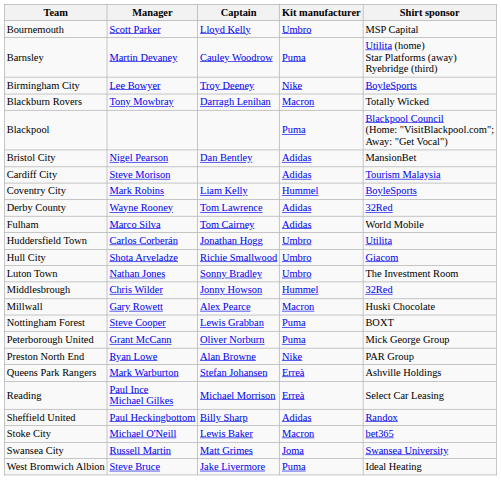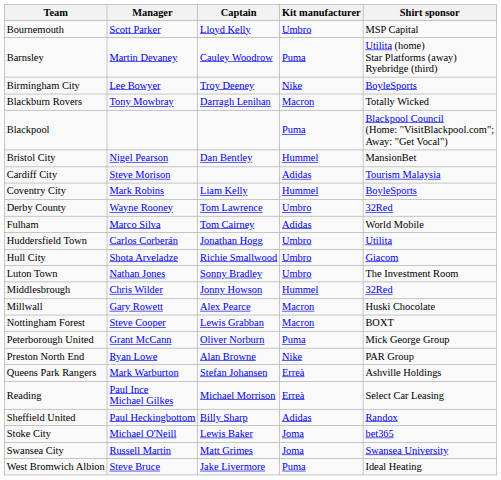(297, 158) Adidas -> (300, 158) Hummel
(297, 207) Adidas -> (297, 207) Umbro
(294, 323) Puma -> (298, 323) Macron
(298, 434) Macron -> (293, 434) Joma
